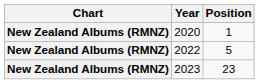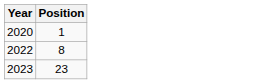- column: (88, 13)
(229, 50) 5 -> (61, 50) 8
